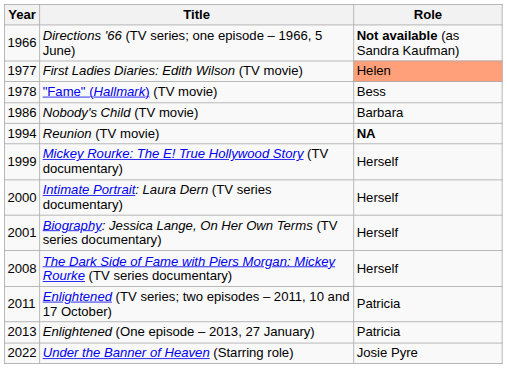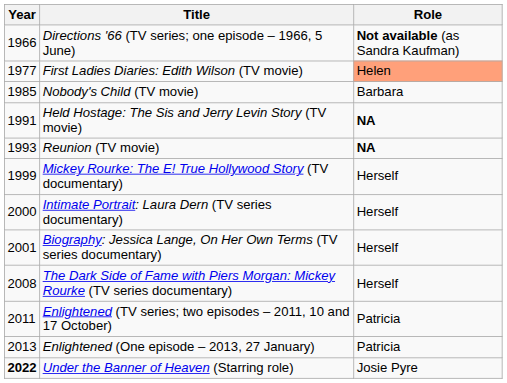- row: (130, 92)
(22, 112) 1986 -> (22, 92) 1985
+ row: (184, 120)
(22, 133) 1994 -> (22, 148) 1993
(22, 353) normal -> (22, 367) bold
